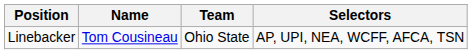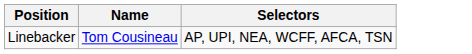- column: (217, 16)
